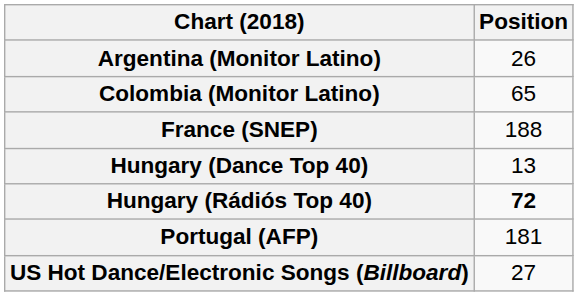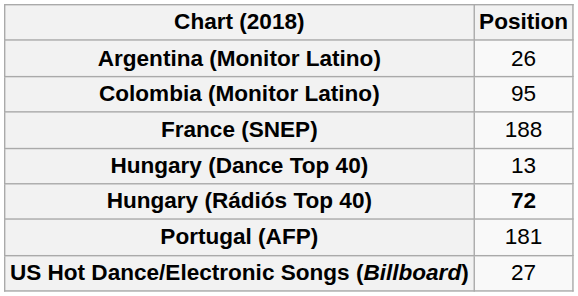(524, 93) 65 -> (524, 93) 95
